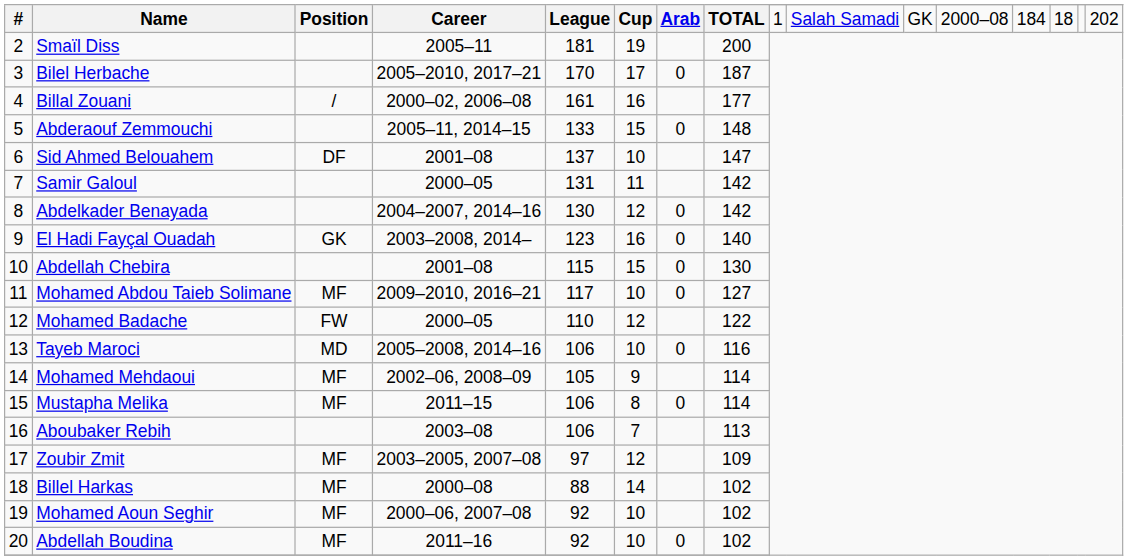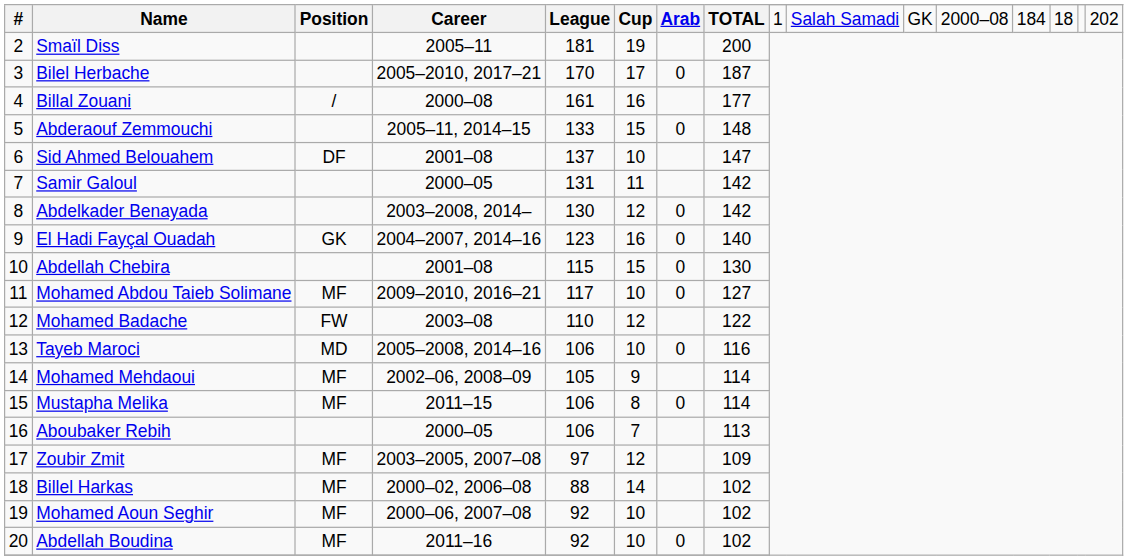(459, 101) 2000–02, 2006–08 -> (459, 101) 2000–08
(459, 211) 2004–2007, 2014–16 -> (459, 211) 2003–2008, 2014–
(459, 239) 2003–2008, 2014– -> (459, 239) 2004–2007, 2014–16
(459, 322) 2000–05 -> (459, 322) 2003–08
(459, 432) 2003–08 -> (459, 432) 2000–05
(459, 487) 2000–08 -> (459, 487) 2000–02, 2006–08
